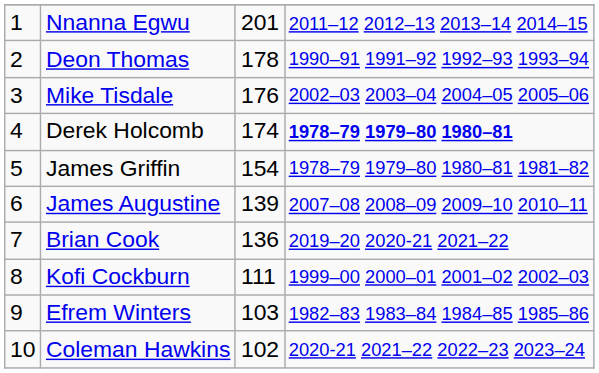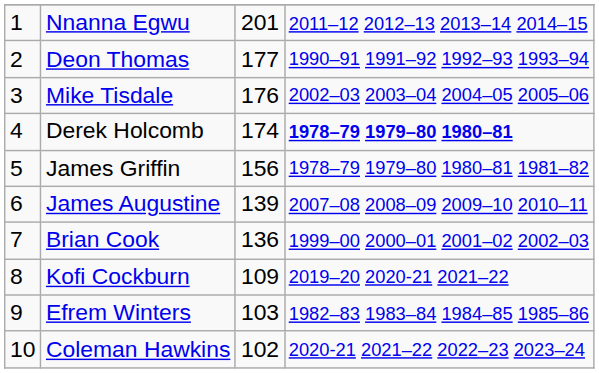(260, 58) 178 -> (260, 58) 177
(260, 167) 154 -> (260, 167) 156
(399, 241) 2019–20 2020-21 2021–22 -> (439, 241) 1999–00 2000–01 2001–02 2002–03
(258, 276) 111 -> (260, 276) 109
(439, 277) 1999–00 2000–01 2001–02 2002–03 -> (399, 277) 2019–20 2020-21 2021–22
